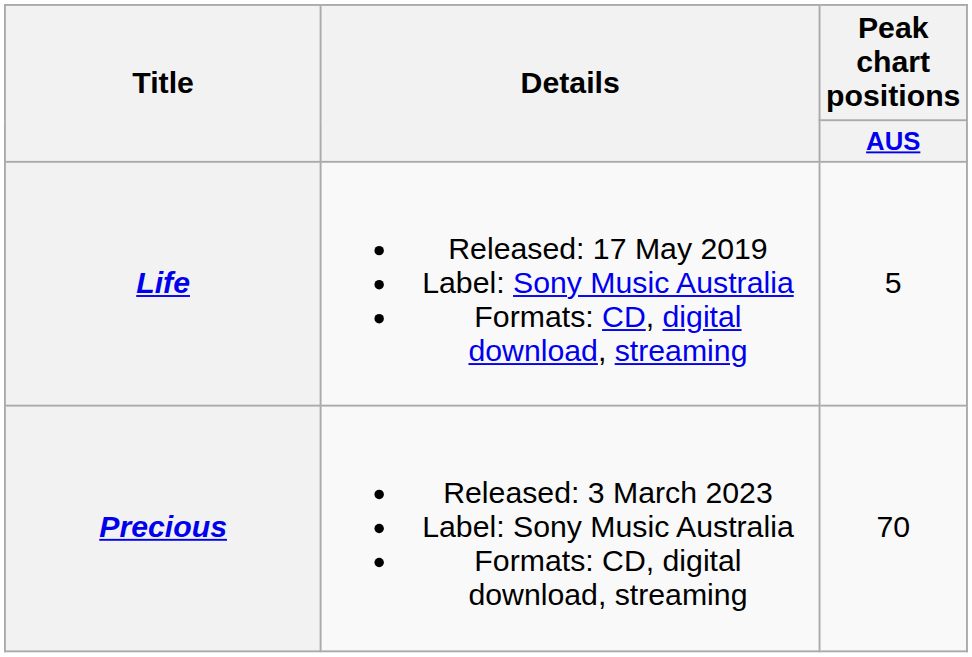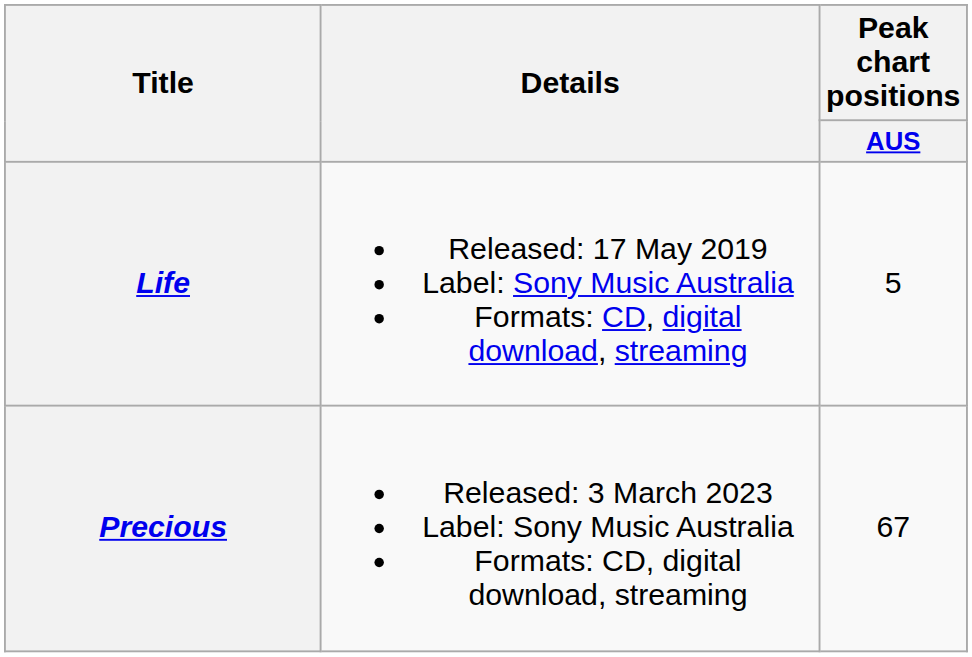(893, 527) 70 -> (893, 527) 67
